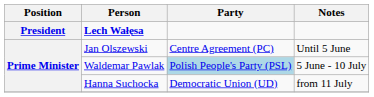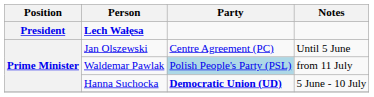(331, 65) 5 June - 10 July -> (324, 65) from 11 July
(223, 83) normal -> (226, 83) bold
(324, 83) from 11 July -> (331, 83) 5 June - 10 July
